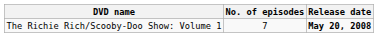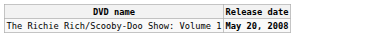- column: (265, 11)
